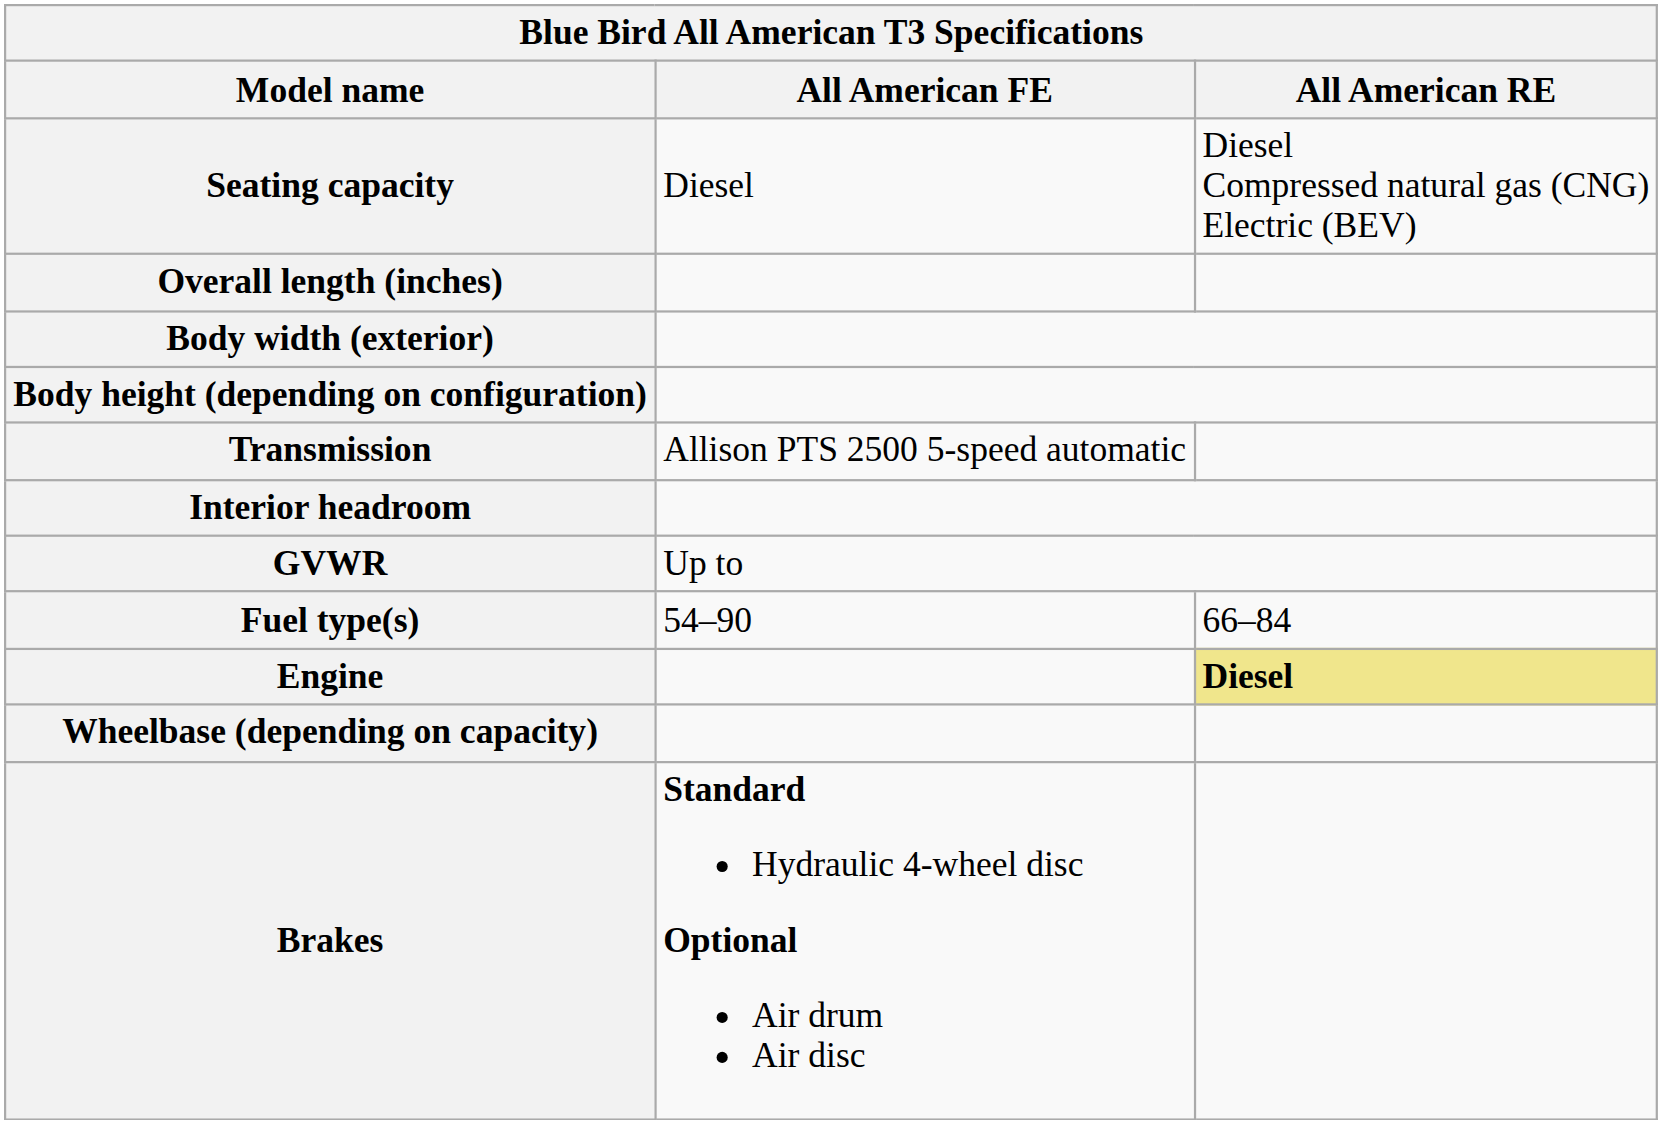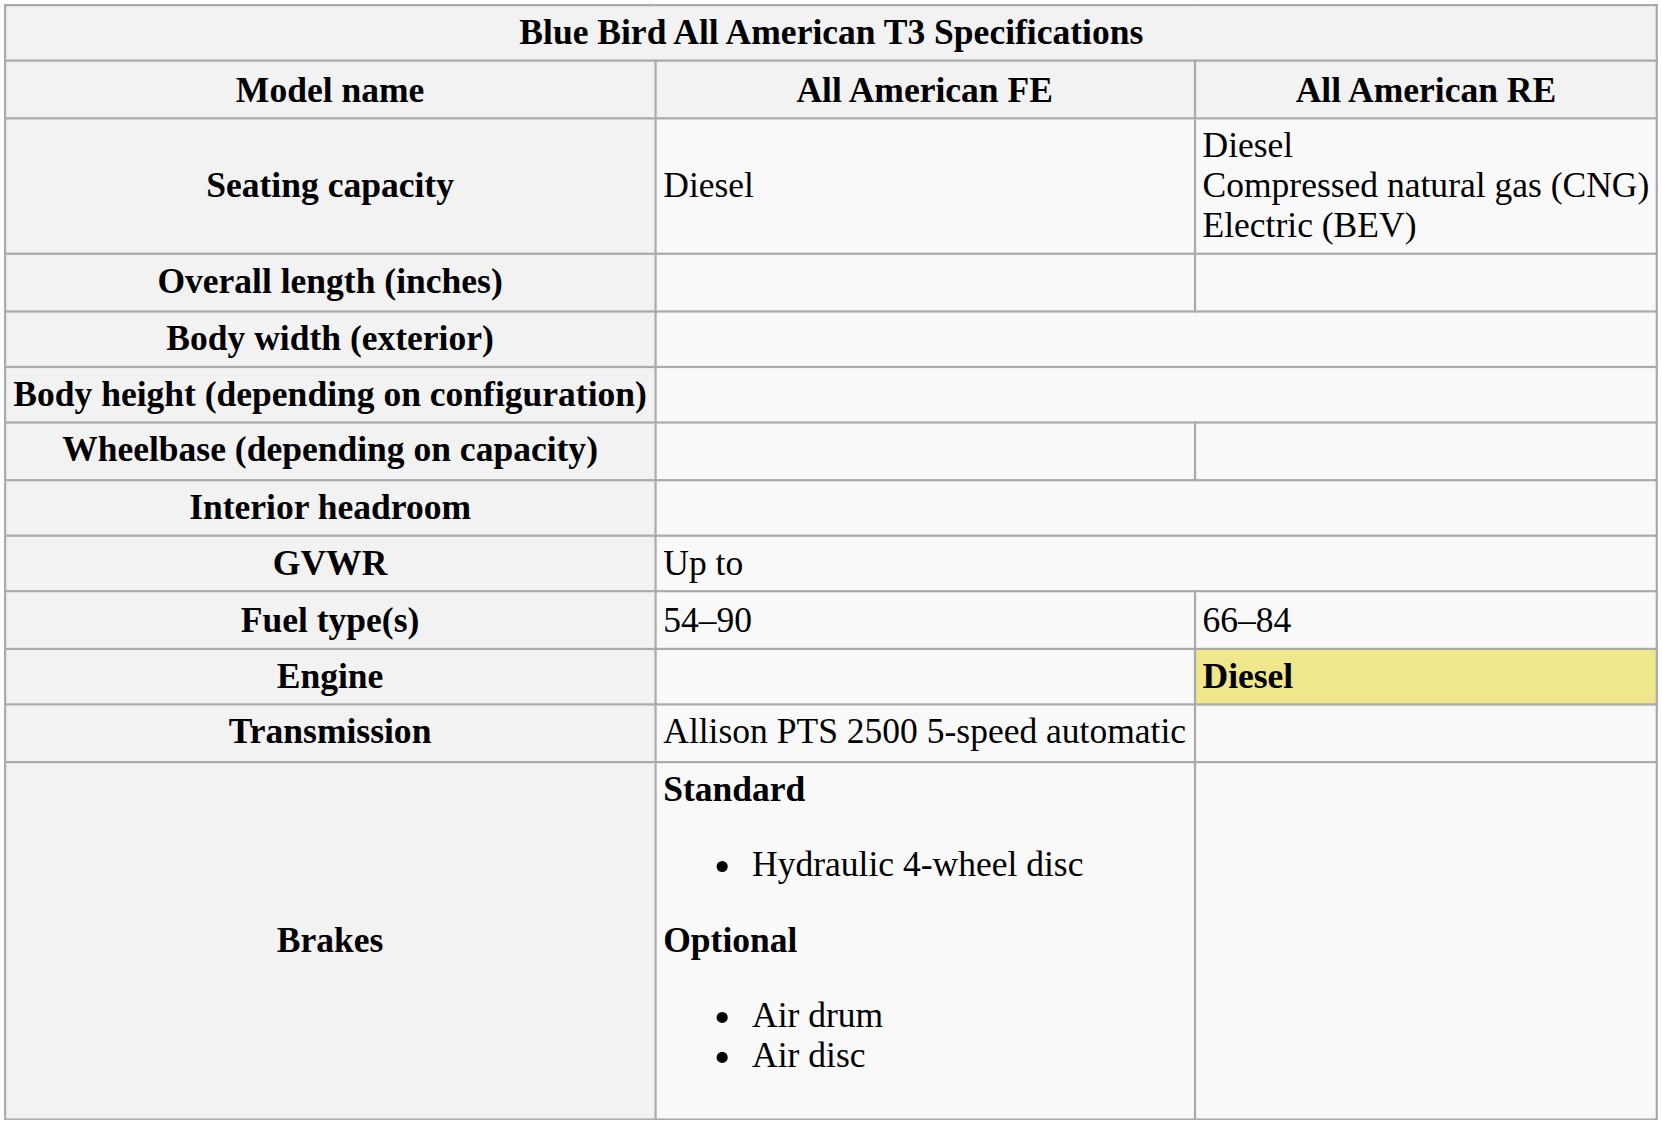rows swapped: (330, 732) <-> (330, 450)
